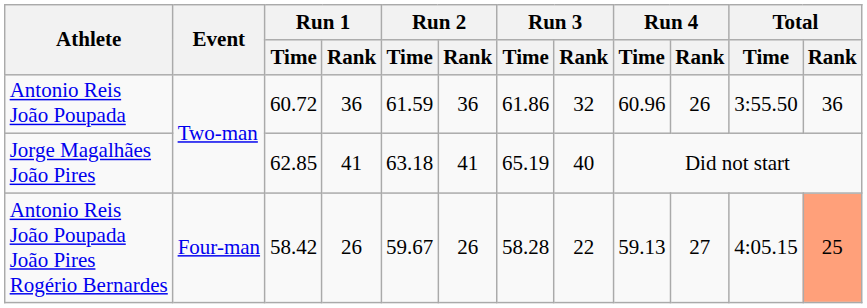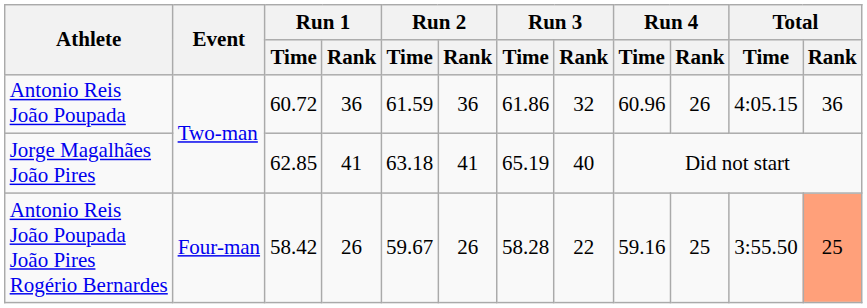(766, 103) 3:55.50 -> (766, 103) 4:05.15
(642, 247) 59.13 -> (642, 247) 59.16
(700, 247) 27 -> (700, 247) 25
(766, 247) 4:05.15 -> (766, 247) 3:55.50
